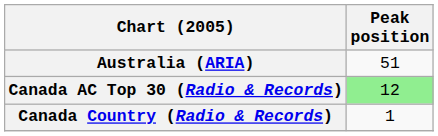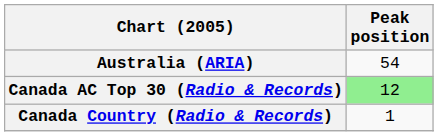(390, 64) 51 -> (390, 64) 54
